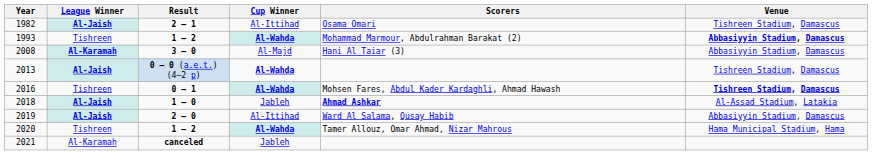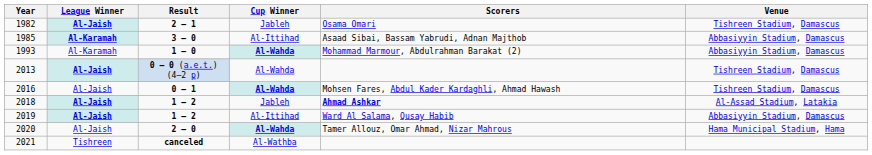(275, 24) Al-Ittihad -> (275, 24) Jableh
+ row: (26, 38)
(92, 38) Tishreen -> (92, 52) Al-Karamah
(184, 38) 1 – 2 -> (184, 52) 1 – 0
(777, 38) bold -> (777, 52) normal
- row: (26, 52)
(275, 70) bold -> (275, 70) normal
(92, 88) Tishreen -> (92, 88) Al-Jaish
(777, 88) bold -> (777, 88) normal
(184, 102) 1 – 0 -> (184, 102) 1 – 2
(184, 115) 2 – 0 -> (184, 115) 1 – 2
(92, 129) Tishreen -> (92, 129) Al-Jaish
(184, 129) 1 – 2 -> (184, 129) 2 – 0
(92, 143) Al-Karamah -> (92, 143) Tishreen
(275, 143) Jableh -> (275, 143) Al-Wathba
